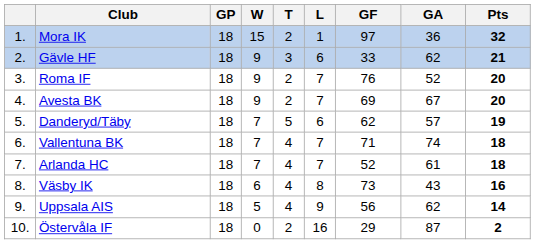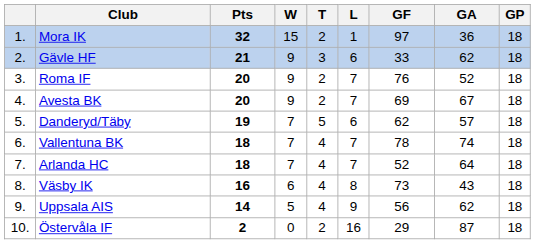columns swapped: (226, 15) <-> (498, 15)
(368, 143) 71 -> (402, 143) 78
(433, 164) 61 -> (467, 164) 64
